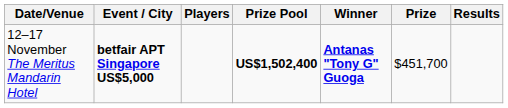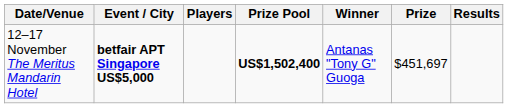(351, 63) bold -> (351, 63) normal
(421, 63) $451,700 -> (421, 63) $451,697
